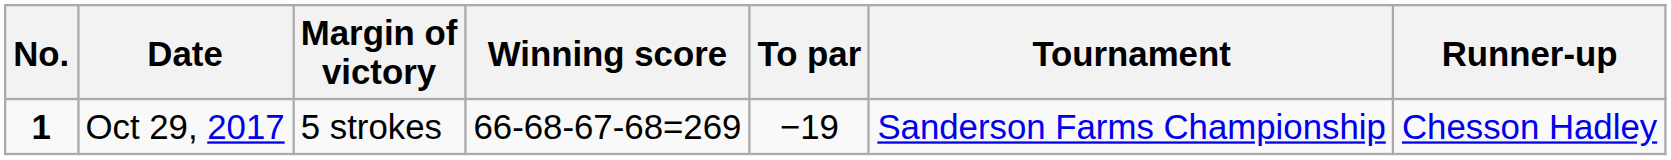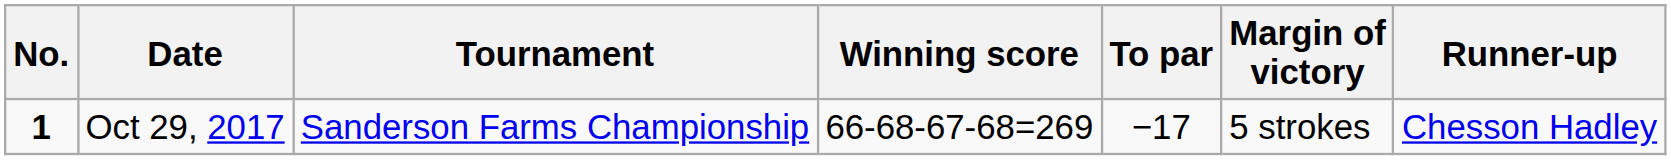columns swapped: (1132, 52) <-> (379, 52)
(809, 127) −19 -> (1161, 127) −17
